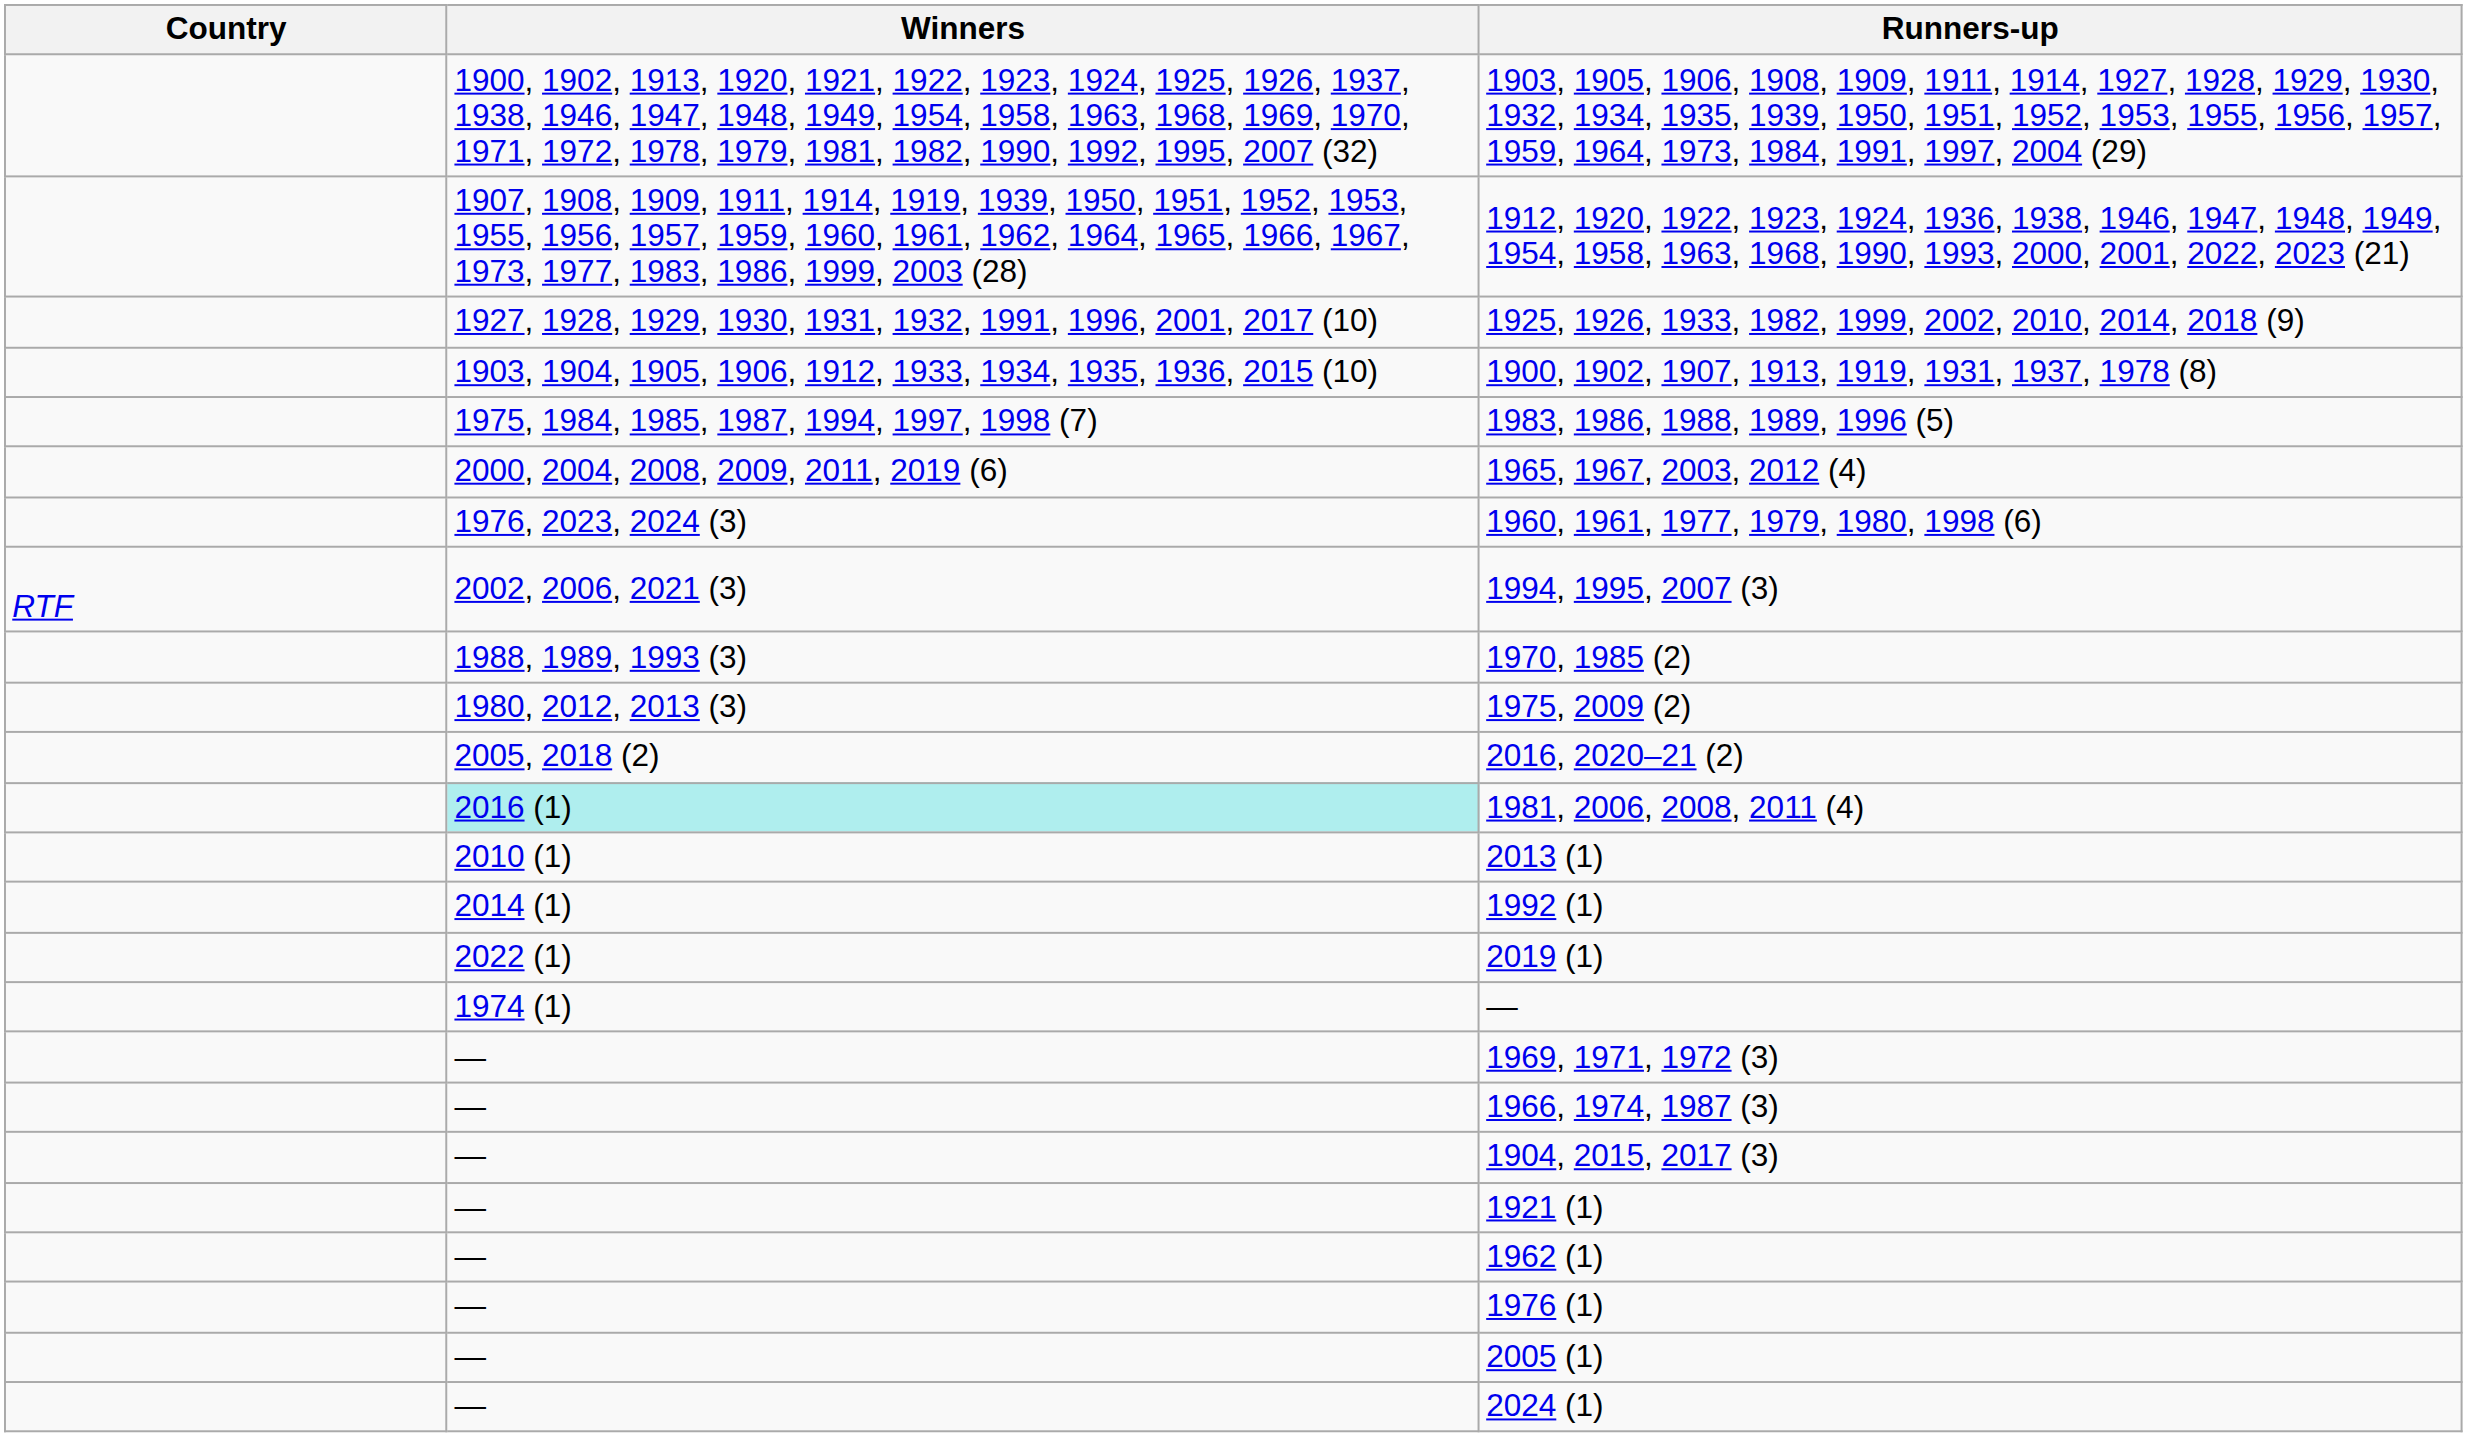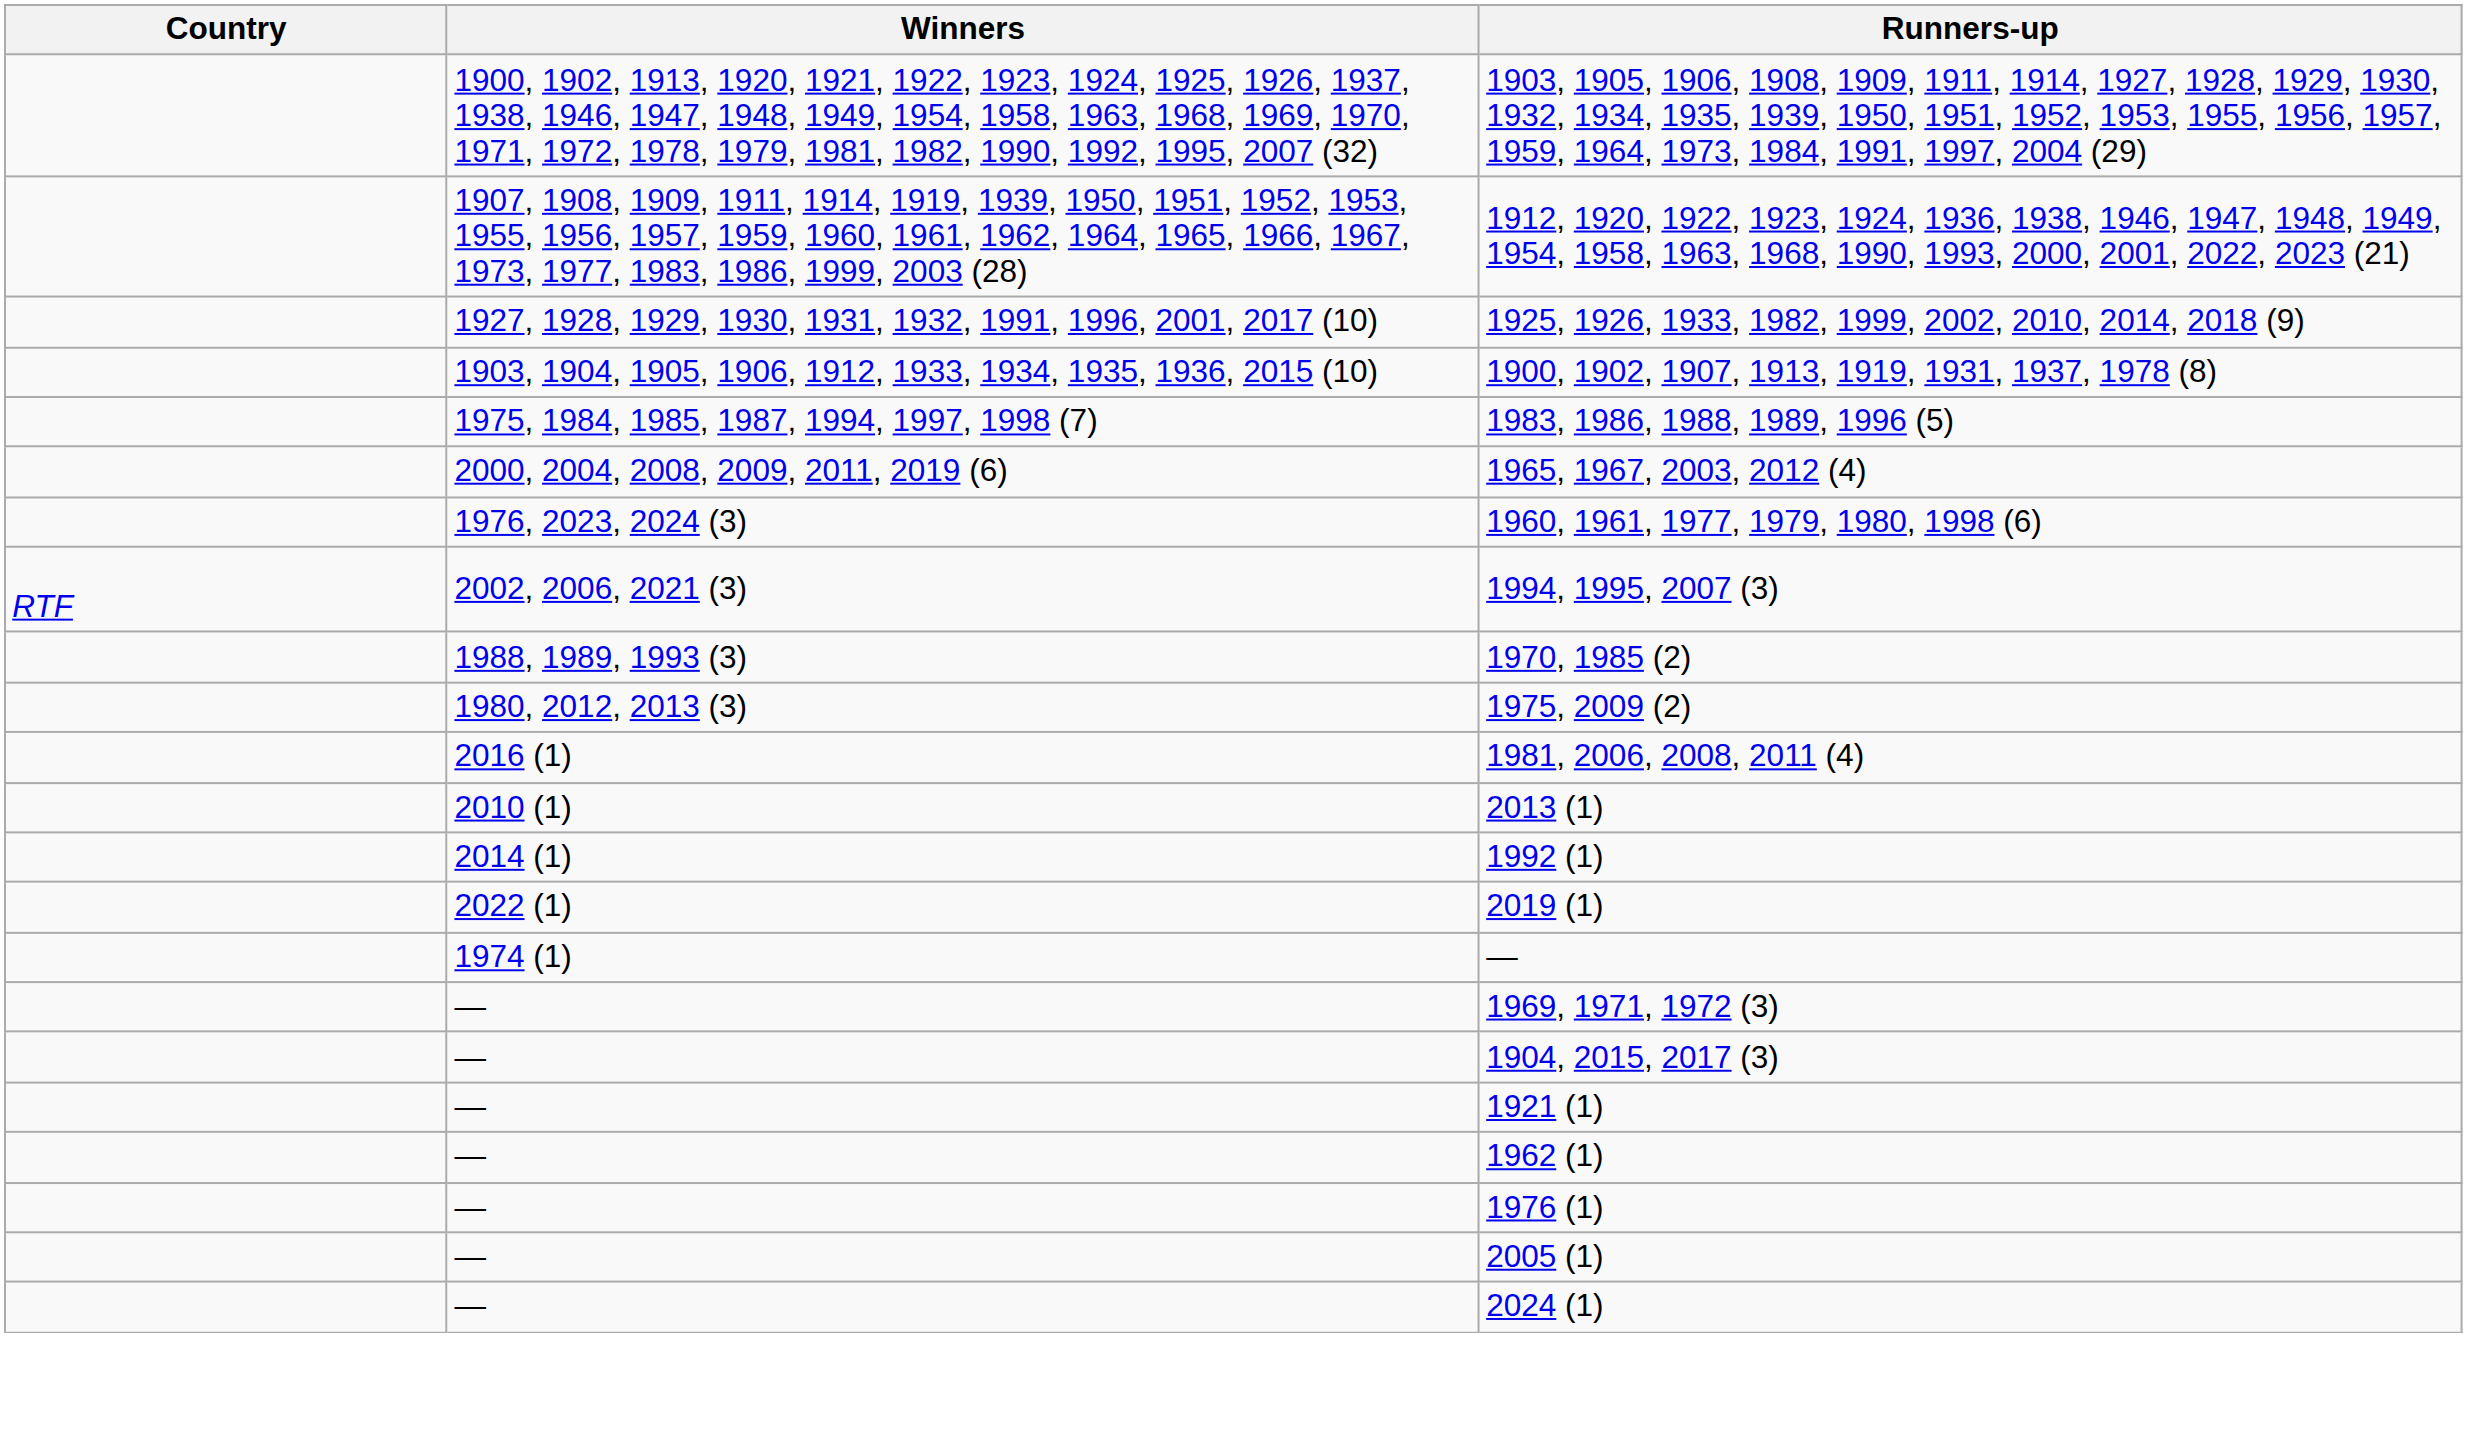- row: (1615, 756)
(513, 806) paleturquoise background -> (513, 756) no background
- row: (1633, 1106)
